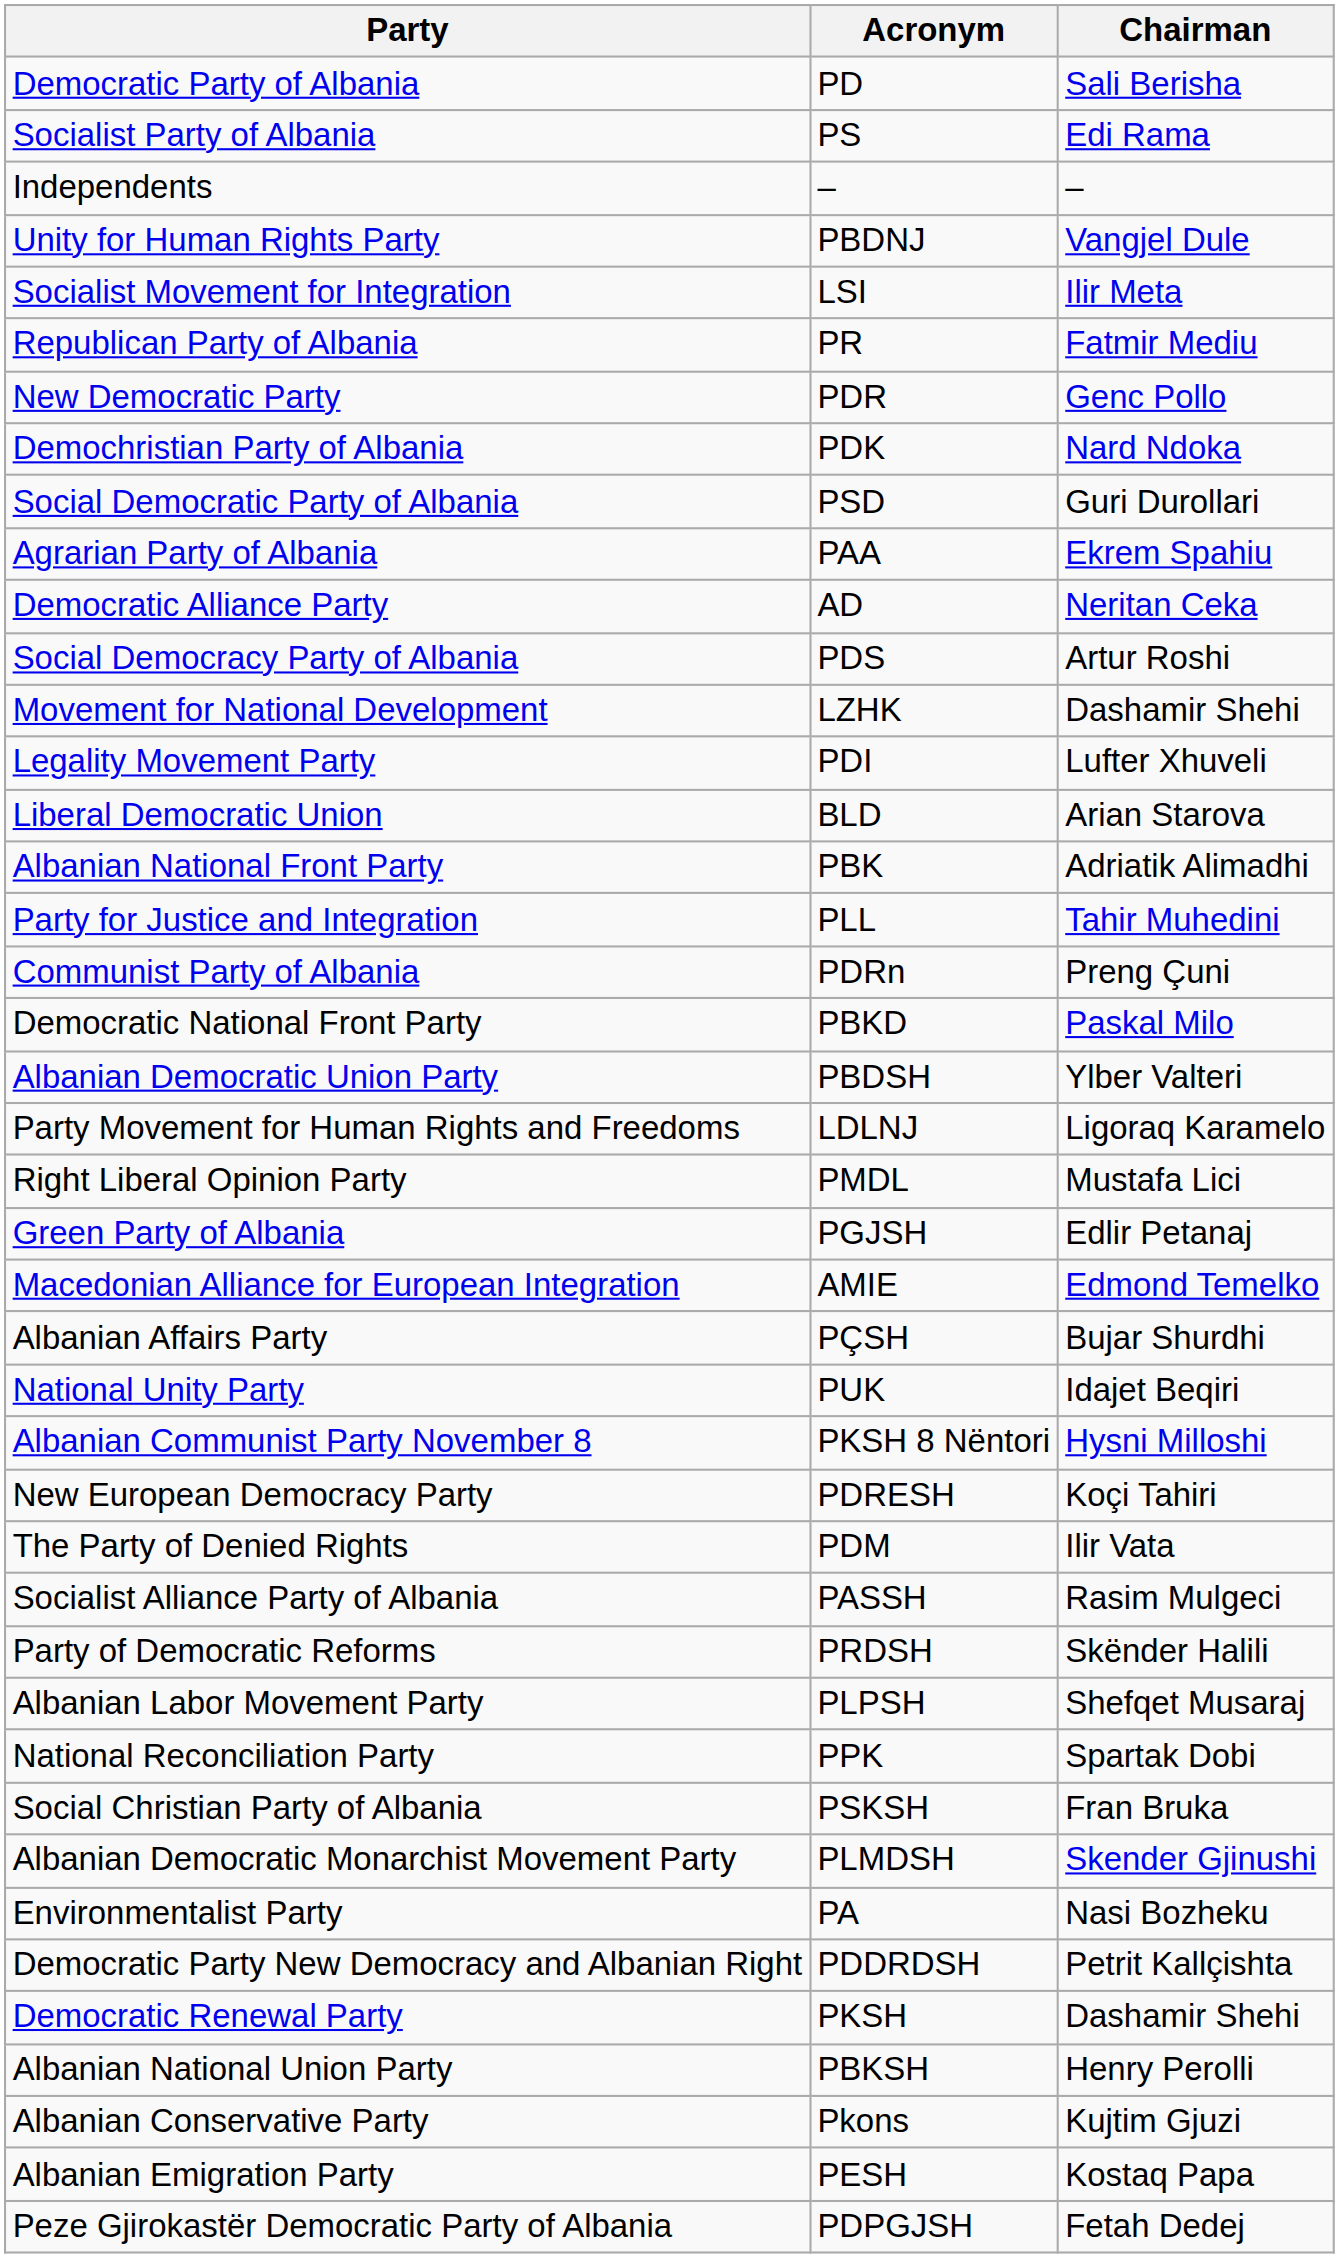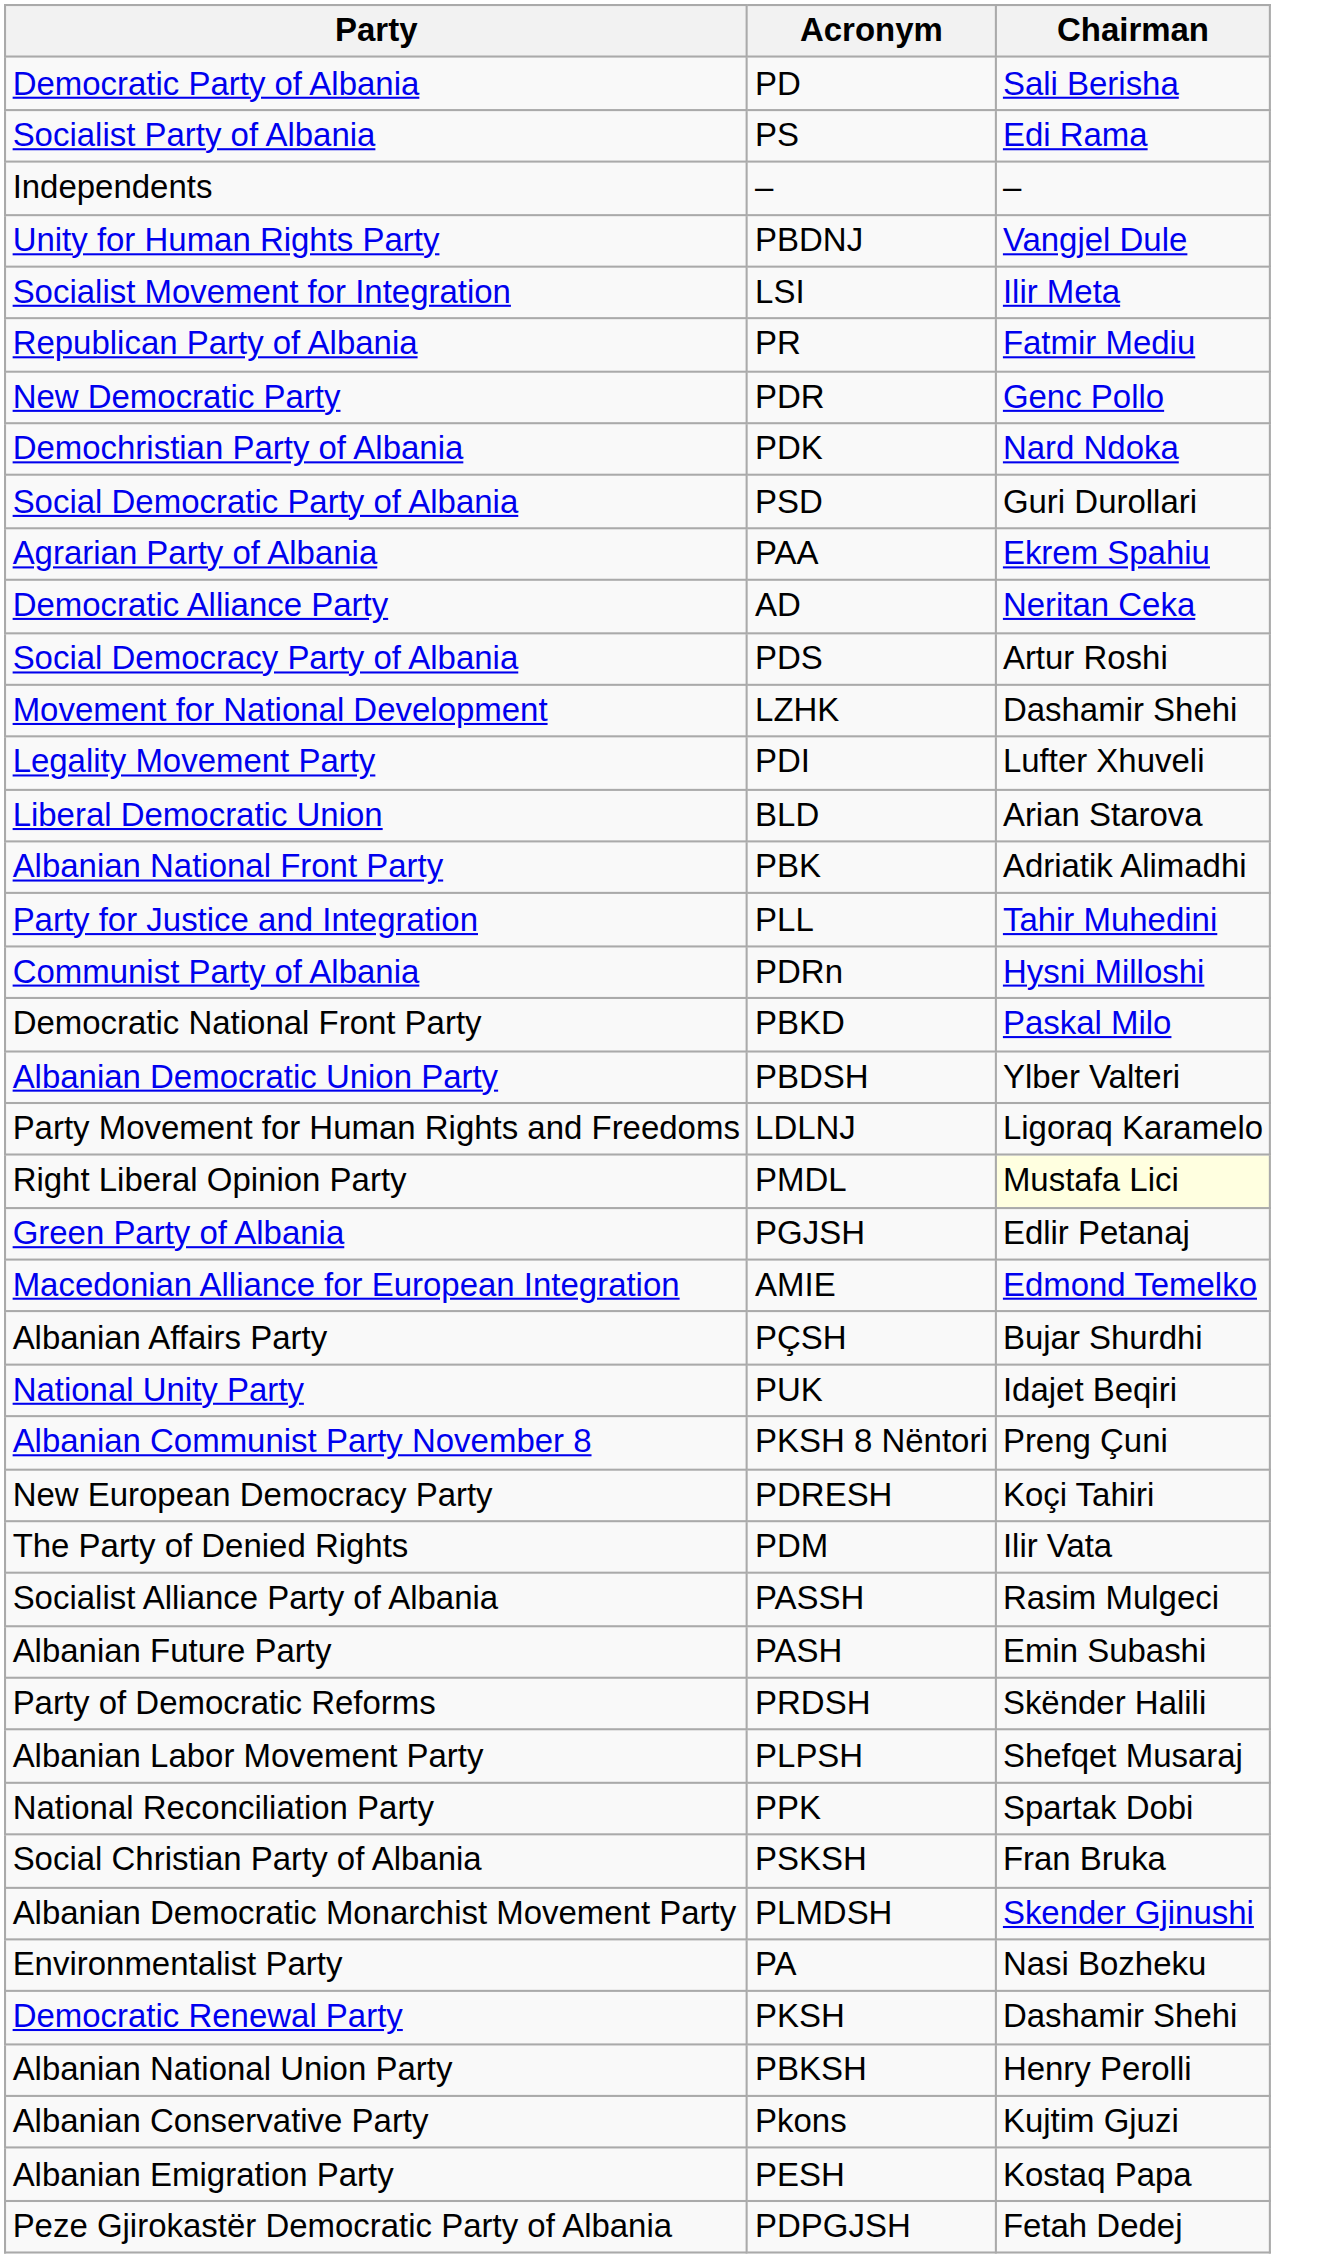(1148, 971) Preng Çuni -> (1104, 971) Hysni Milloshi
(1153, 1180) no background -> (1091, 1180) lightyellow background
(1166, 1441) Hysni Milloshi -> (1085, 1441) Preng Çuni
+ row: (172, 1651)
- row: (407, 1964)
